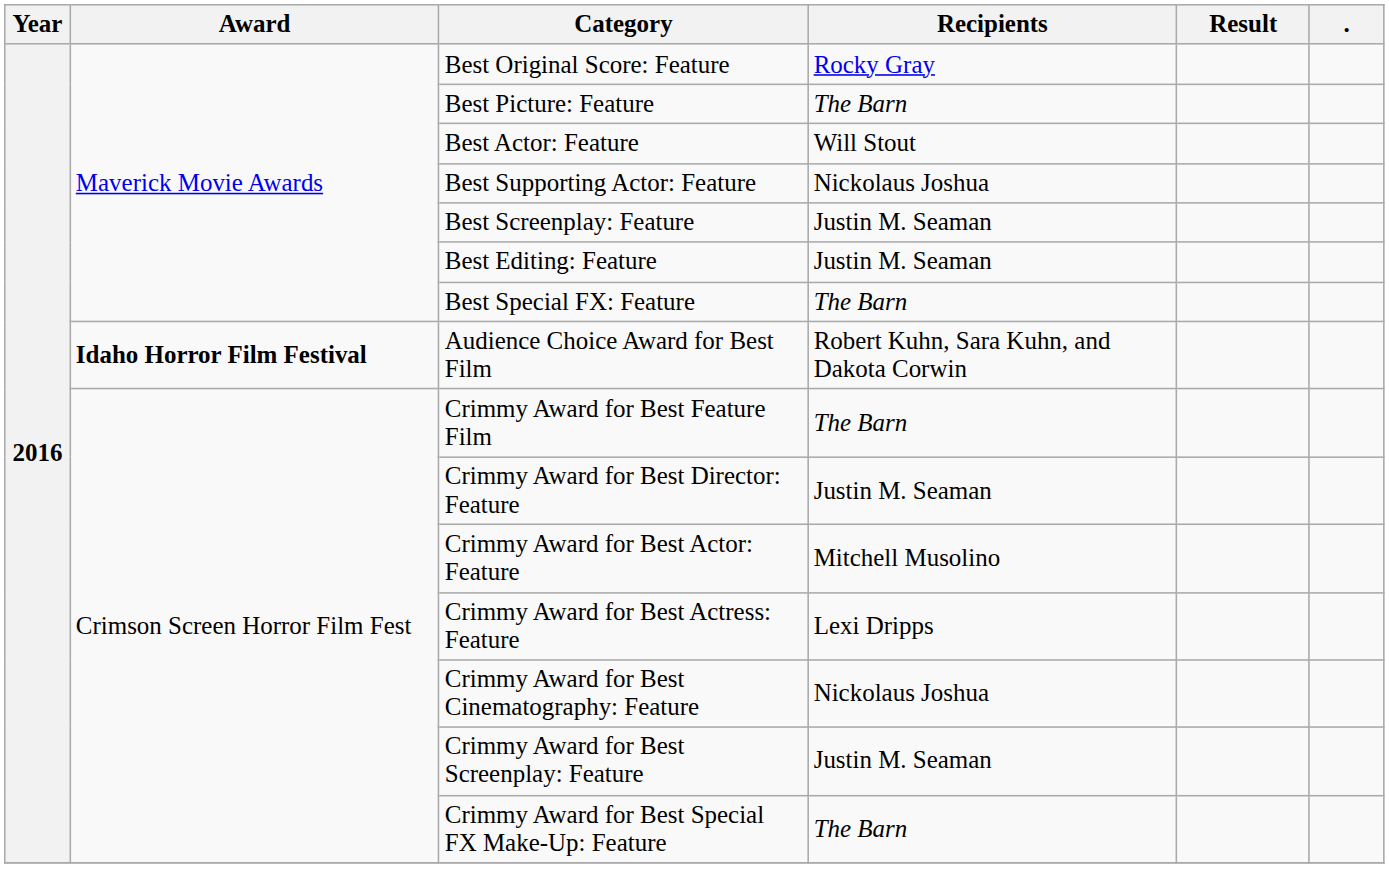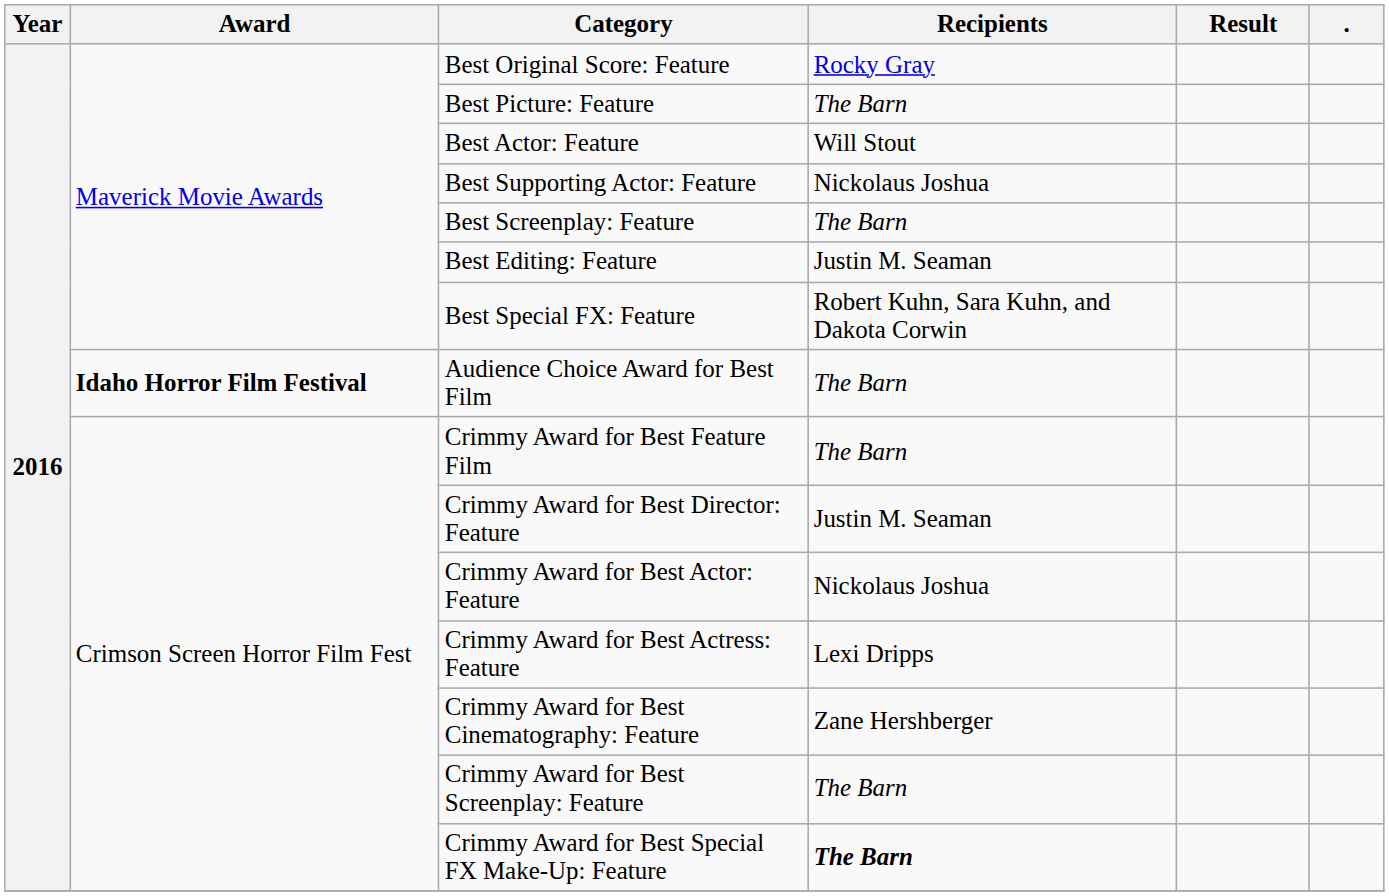(903, 222) Justin M. Seaman -> (860, 222) The Barn
(860, 301) The Barn -> (962, 315) Robert Kuhn, Sara Kuhn, and Dakota Corwin
(962, 355) Robert Kuhn, Sara Kuhn, and Dakota Corwin -> (860, 383) The Barn
(907, 558) Mitchell Musolino -> (901, 586) Nickolaus Joshua
(901, 693) Nickolaus Joshua -> (903, 721) Zane Hershberger
(903, 761) Justin M. Seaman -> (860, 789) The Barn
(860, 828) normal -> (863, 856) bold
